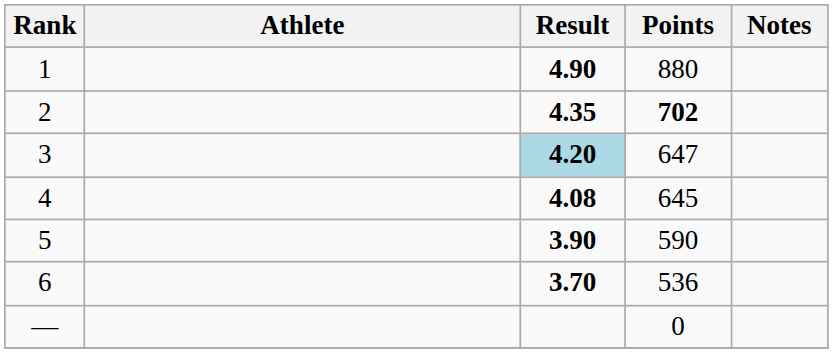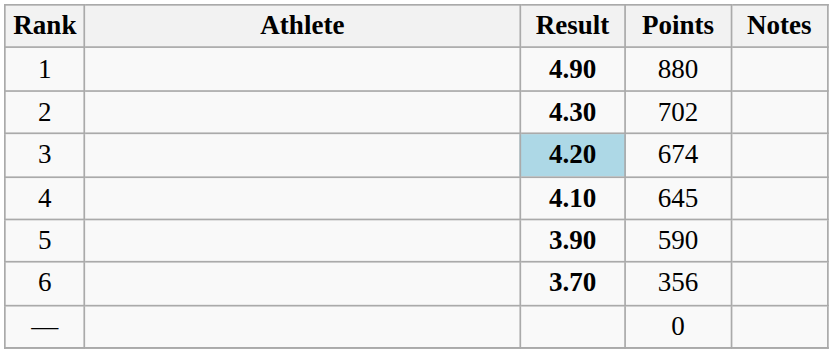(573, 111) 4.35 -> (573, 111) 4.30
(678, 111) bold -> (678, 111) normal
(678, 154) 647 -> (678, 154) 674
(573, 197) 4.08 -> (573, 197) 4.10
(678, 283) 536 -> (678, 283) 356
